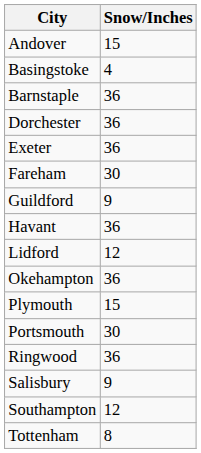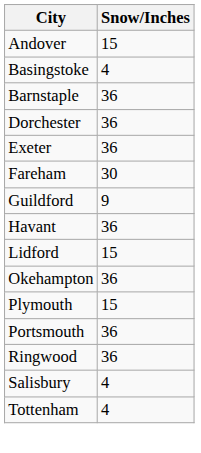(112, 252) 12 -> (109, 252) 15
(112, 331) 30 -> (109, 331) 36
(108, 383) 9 -> (105, 383) 4
- row: (52, 409)
(108, 435) 8 -> (105, 409) 4
